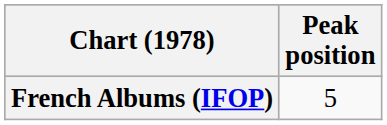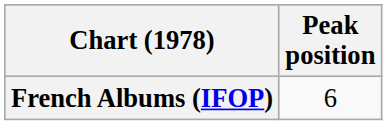(330, 97) 5 -> (330, 97) 6
